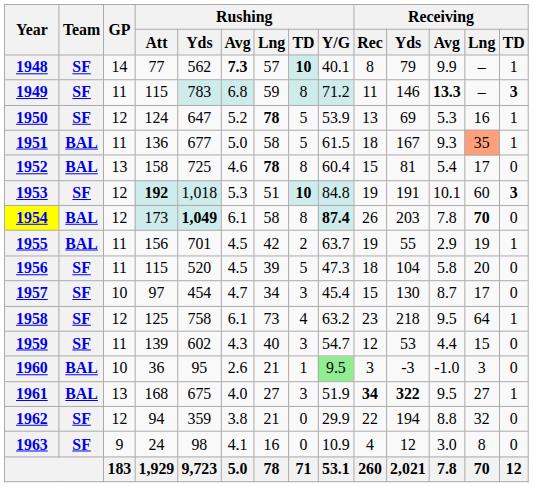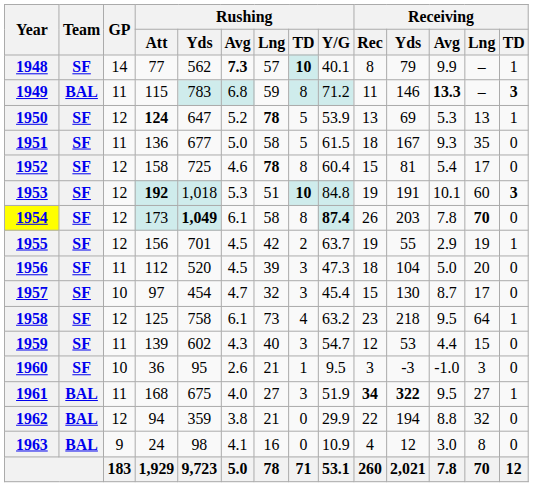(82, 92) SF -> (82, 92) BAL
(156, 117) normal -> (156, 117) bold
(482, 117) 16 -> (482, 117) 13
(82, 142) BAL -> (82, 142) SF
(482, 142) lightsalmon background -> (482, 142) no background
(514, 142) 1 -> (514, 142) 0
(82, 167) BAL -> (82, 167) SF
(119, 167) 13 -> (119, 167) 12
(82, 218) BAL -> (82, 218) SF
(82, 243) BAL -> (82, 243) SF
(119, 243) 11 -> (119, 243) 12
(156, 268) 115 -> (156, 268) 112
(303, 268) 5 -> (303, 268) 3
(447, 268) 5.8 -> (447, 268) 5.0
(272, 293) 34 -> (272, 293) 32
(82, 368) BAL -> (82, 368) SF
(336, 368) lightgreen background -> (336, 368) no background
(119, 393) 13 -> (119, 393) 11
(82, 419) SF -> (82, 419) BAL
(82, 444) SF -> (82, 444) BAL
